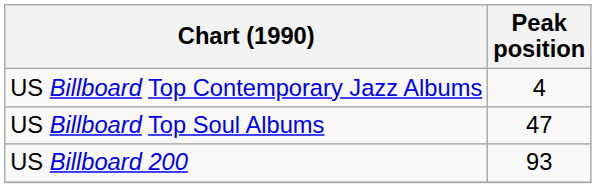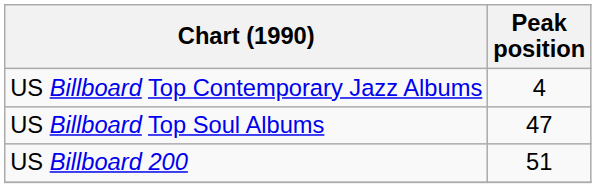(539, 162) 93 -> (539, 162) 51
